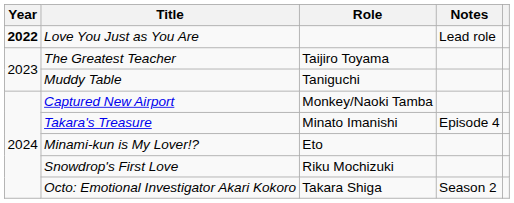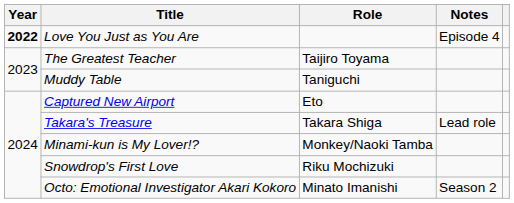(467, 36) Lead role -> (469, 36) Episode 4
(368, 101) Monkey/Naoki Tamba -> (313, 101) Eto
(350, 123) Minato Imanishi -> (342, 123) Takara Shiga
(469, 123) Episode 4 -> (467, 123) Lead role
(313, 144) Eto -> (368, 144) Monkey/Naoki Tamba
(342, 187) Takara Shiga -> (350, 187) Minato Imanishi
